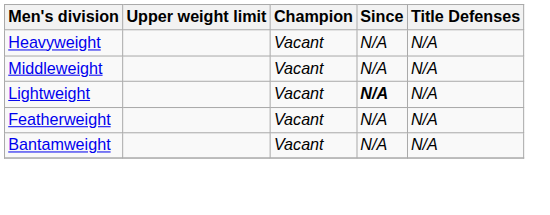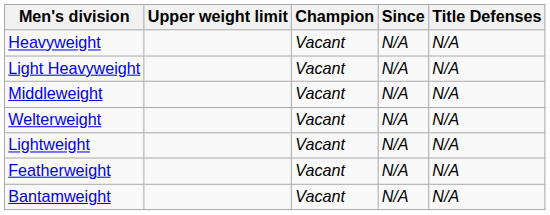+ row: (74, 68)
+ row: (55, 119)
(374, 94) bold -> (395, 145) normal
